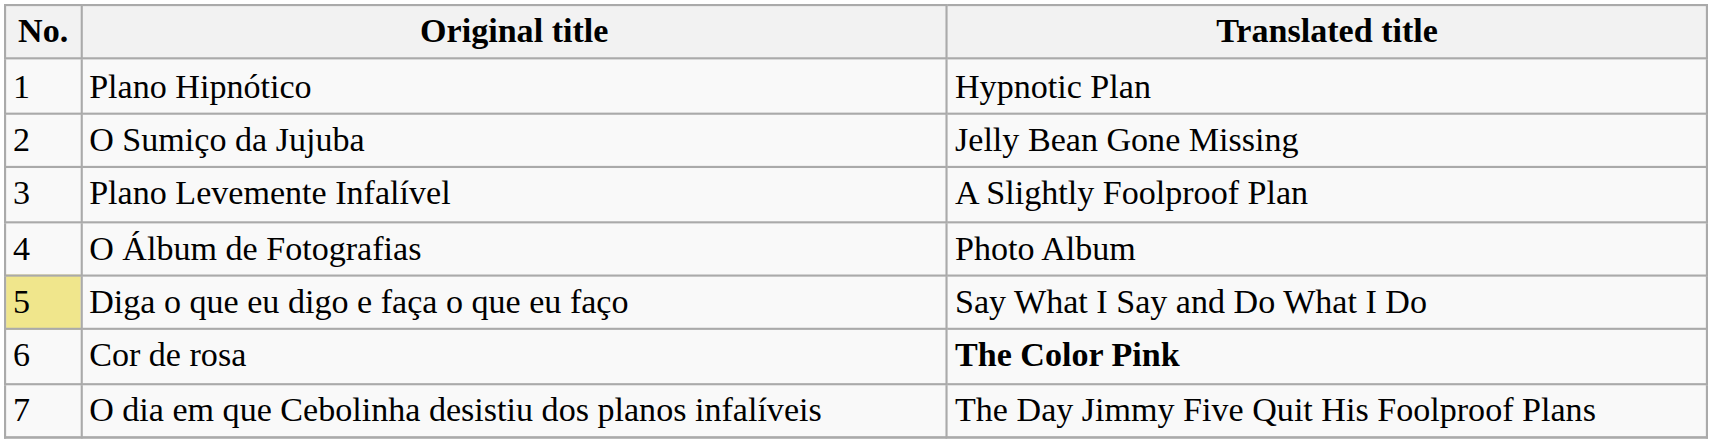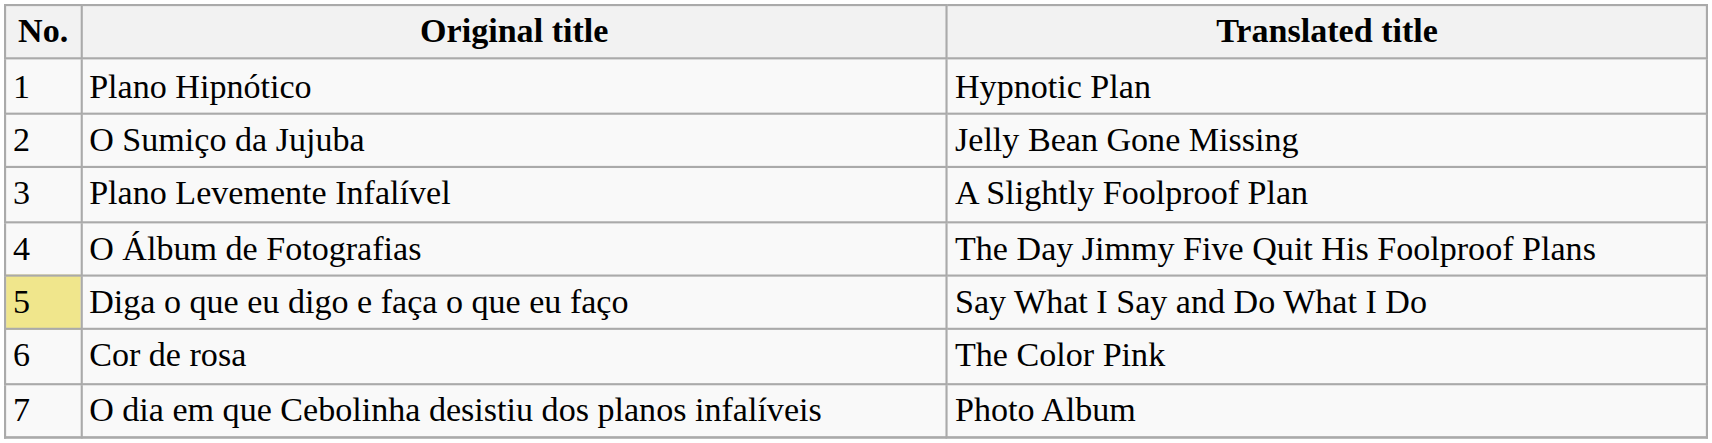(1045, 247) Photo Album -> (1275, 247) The Day Jimmy Five Quit His Foolproof Plans
(1067, 355) bold -> (1060, 355) normal
(1275, 409) The Day Jimmy Five Quit His Foolproof Plans -> (1045, 409) Photo Album
